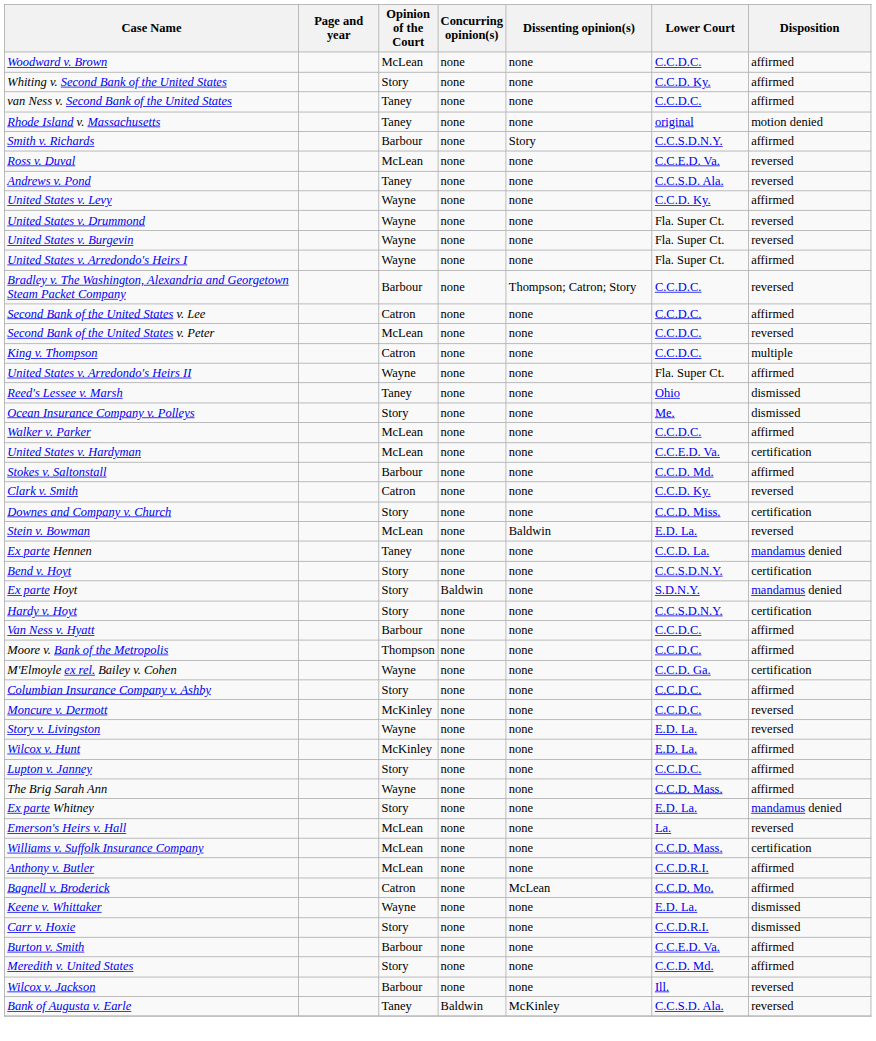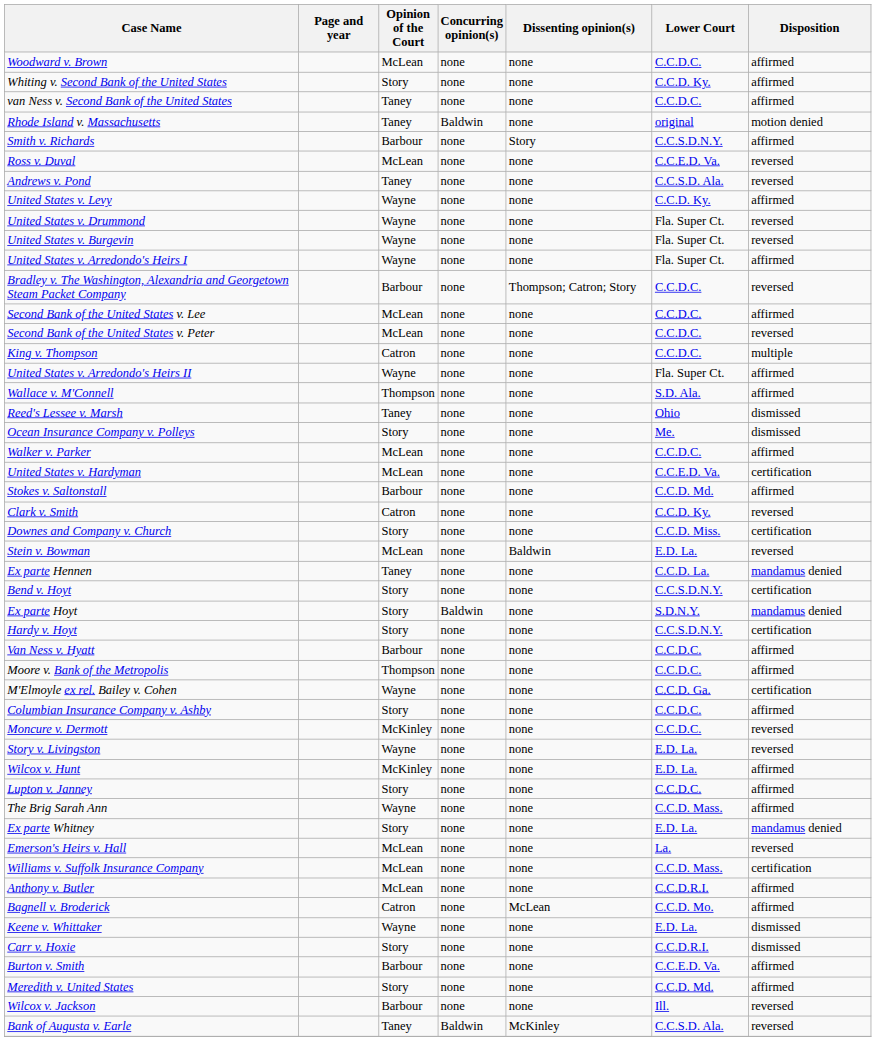(453, 121) none -> (462, 121) Baldwin
(398, 313) Catron -> (402, 313) McLean
+ row: (60, 392)
